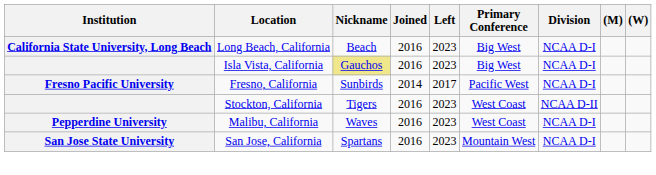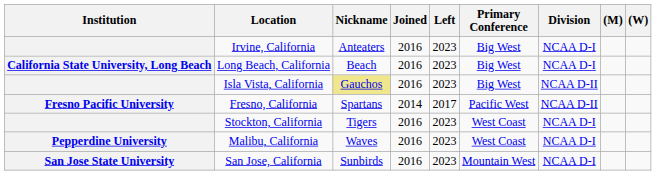+ row: (273, 46)
(569, 65) NCAA D-I -> (569, 84) NCAA D-II
(361, 84) Sunbirds -> (361, 103) Spartans
(569, 84) NCAA D-I -> (569, 103) NCAA D-II
(569, 103) NCAA D-II -> (569, 122) NCAA D-I
(361, 141) Spartans -> (361, 160) Sunbirds
